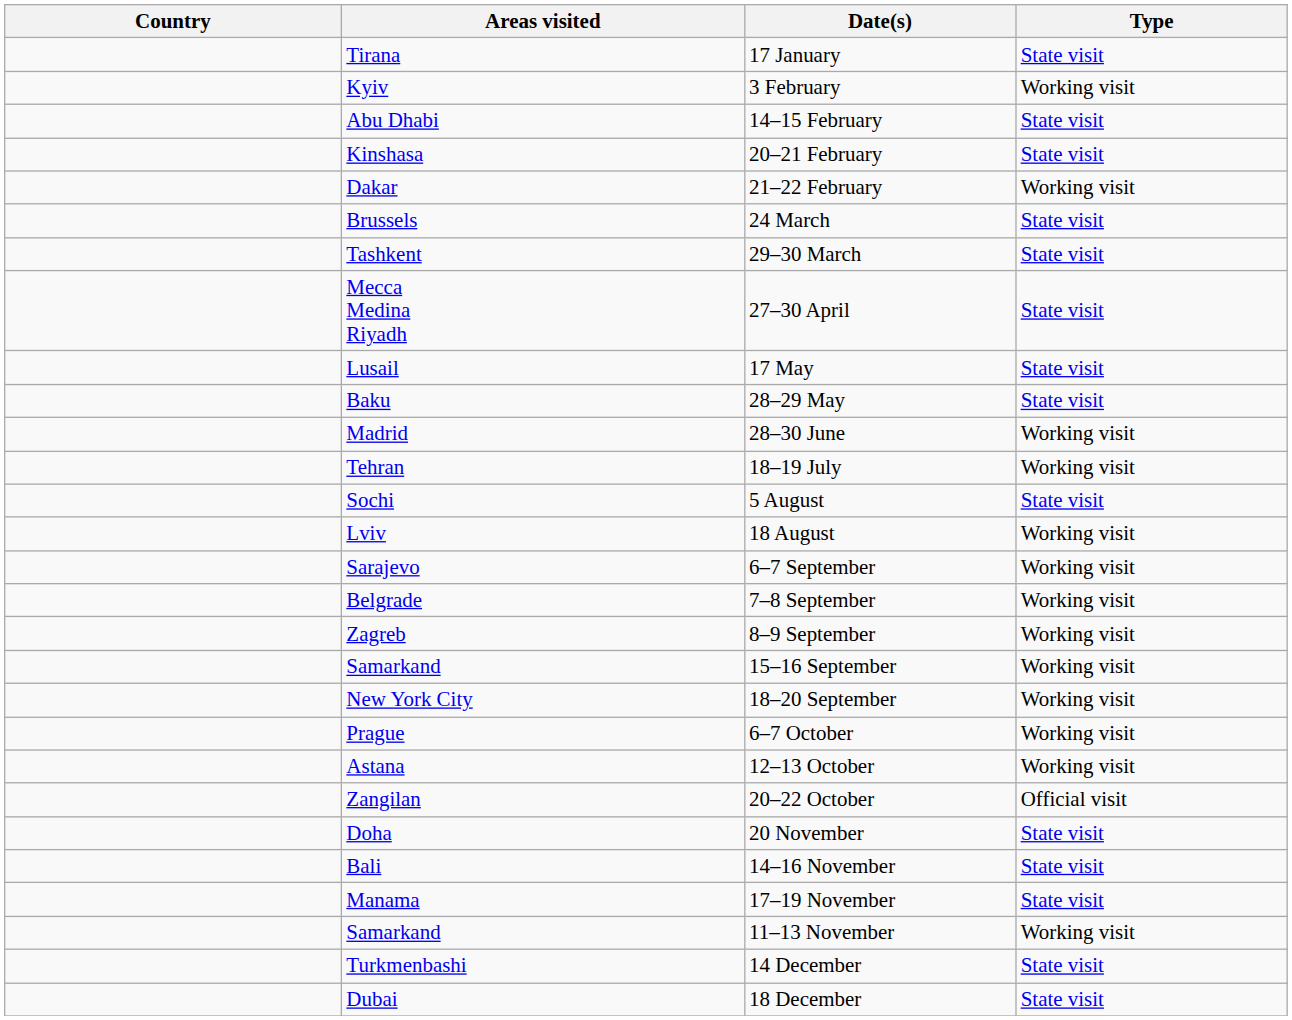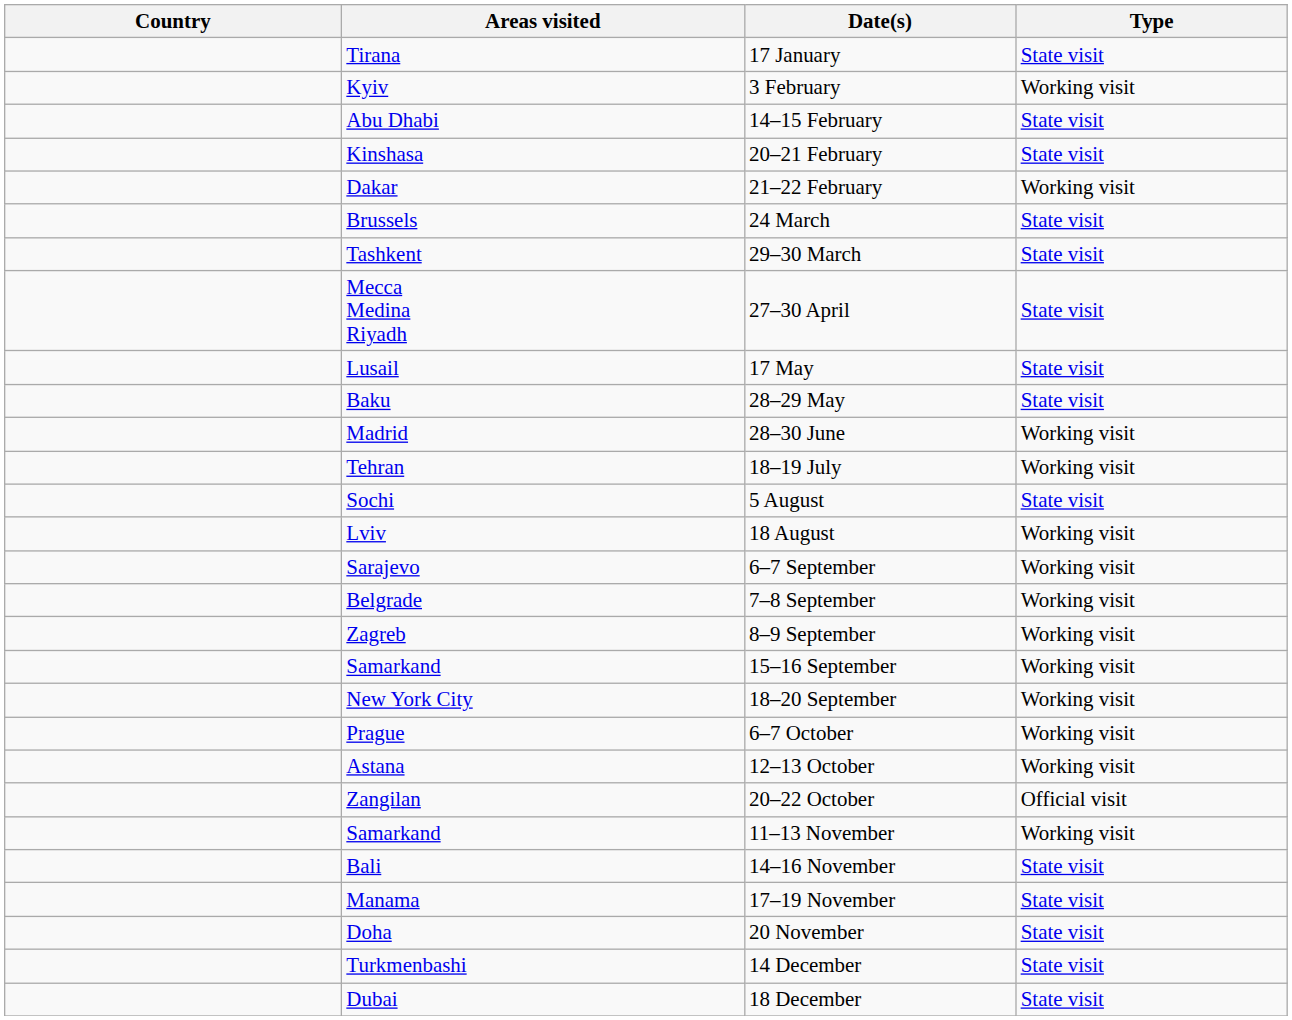rows swapped: (822, 932) <-> (806, 832)
